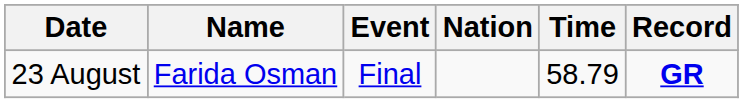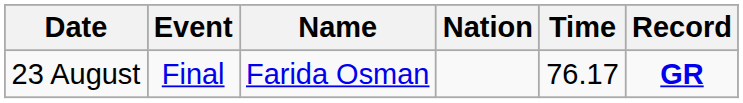columns swapped: (390, 27) <-> (245, 27)
(583, 73) 58.79 -> (583, 73) 76.17
